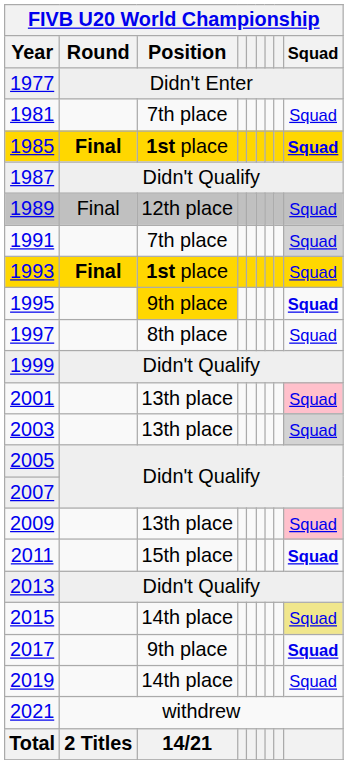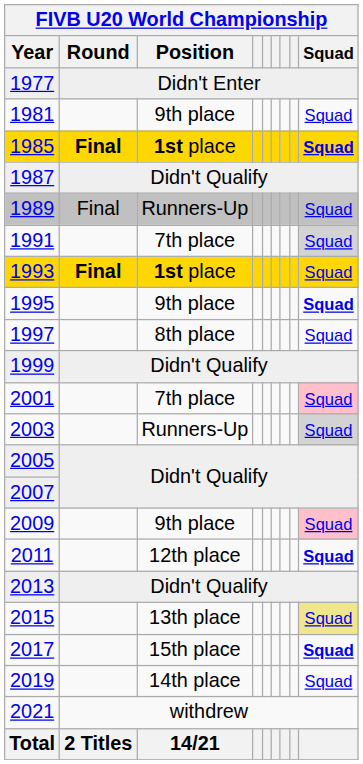(187, 114) 7th place -> (195, 114) 9th place
(187, 209) 12th place -> (195, 209) Runners-Up
(187, 303) gold background -> (195, 303) no background
(187, 397) 13th place -> (195, 397) 7th place
(187, 429) 13th place -> (195, 429) Runners-Up
(187, 523) 13th place -> (195, 523) 9th place
(187, 555) 15th place -> (195, 555) 12th place
(187, 618) 14th place -> (195, 618) 13th place
(187, 649) 9th place -> (195, 649) 15th place
